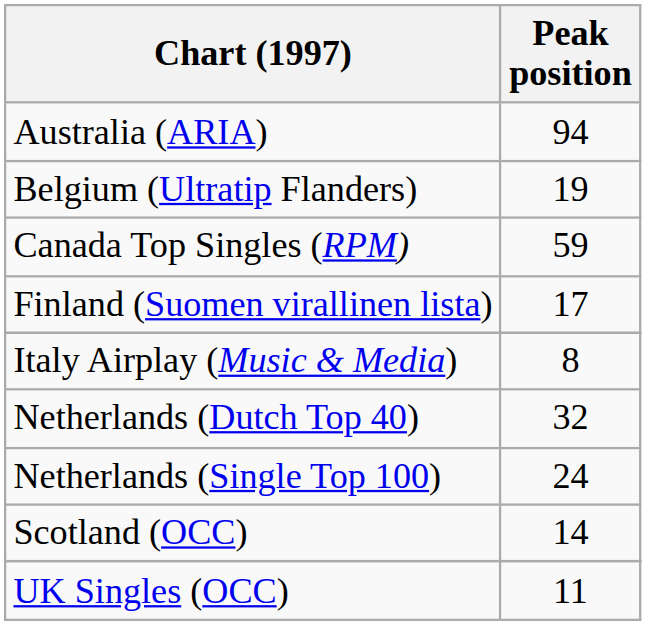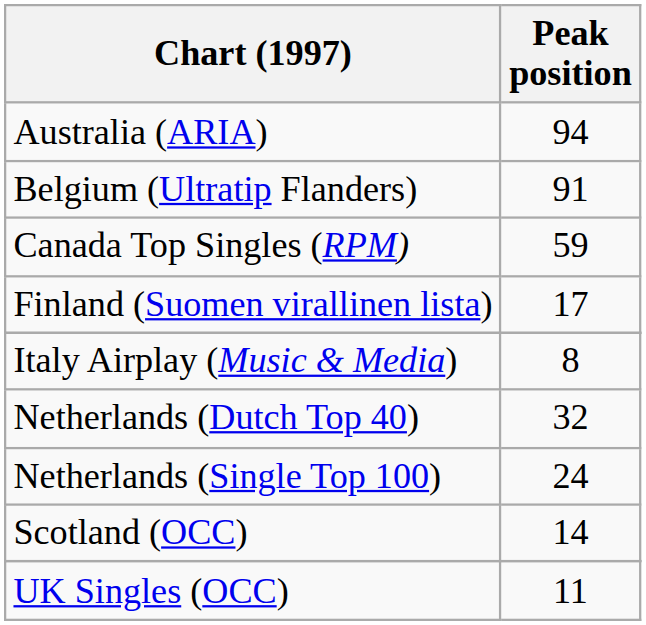(570, 188) 19 -> (570, 188) 91
